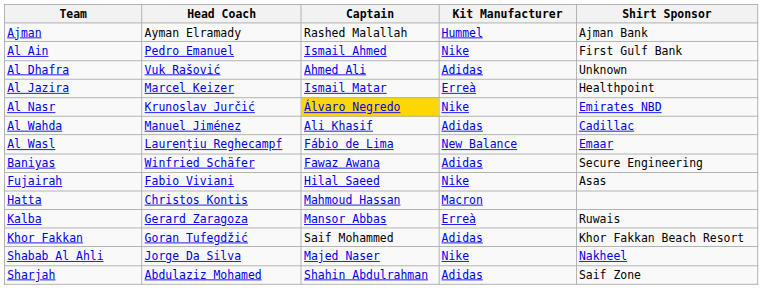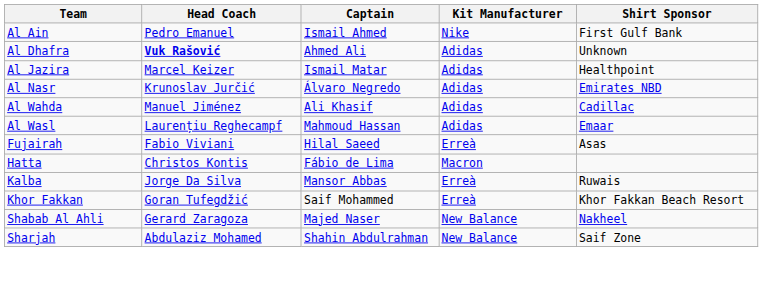- row: (24, 32)
(182, 70) normal -> (182, 51) bold
(459, 88) Erreà -> (462, 70) Adidas
(352, 107) gold background -> (352, 88) no background
(455, 107) Nike -> (462, 88) Adidas
(349, 144) Fábio de Lima -> (352, 126) Mahmoud Hassan
(479, 144) New Balance -> (462, 126) Adidas
- row: (31, 163)
(455, 182) Nike -> (459, 144) Erreà
(352, 200) Mahmoud Hassan -> (349, 163) Fábio de Lima
(196, 219) Gerard Zaragoza -> (193, 182) Jorge Da Silva
(462, 238) Adidas -> (459, 200) Erreà
(193, 256) Jorge Da Silva -> (196, 219) Gerard Zaragoza
(455, 256) Nike -> (479, 219) New Balance
(462, 275) Adidas -> (479, 238) New Balance
